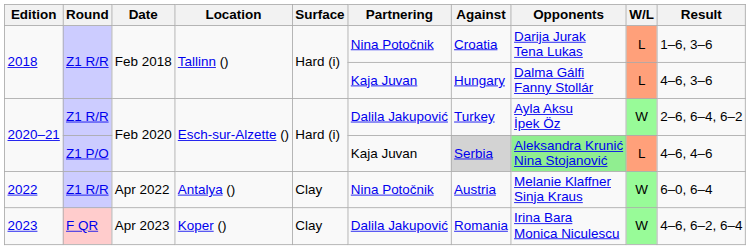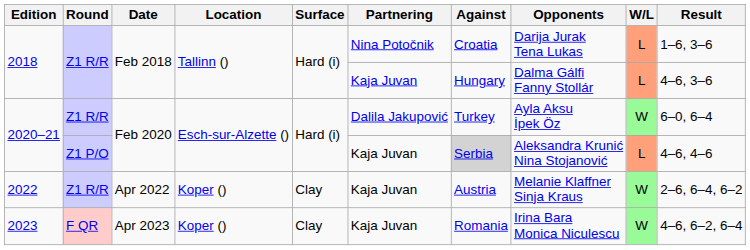(701, 116) 2–6, 6–4, 6–2 -> (686, 116) 6–0, 6–4
(569, 153) lightgreen background -> (569, 153) no background
(207, 189) Antalya () -> (202, 189) Koper ()
(392, 189) Nina Potočnik -> (384, 189) Kaja Juvan
(686, 189) 6–0, 6–4 -> (701, 189) 2–6, 6–4, 6–2
(399, 226) Dalila Jakupović -> (384, 226) Kaja Juvan
